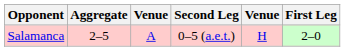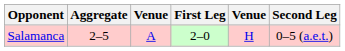columns swapped: (311, 14) <-> (206, 14)
